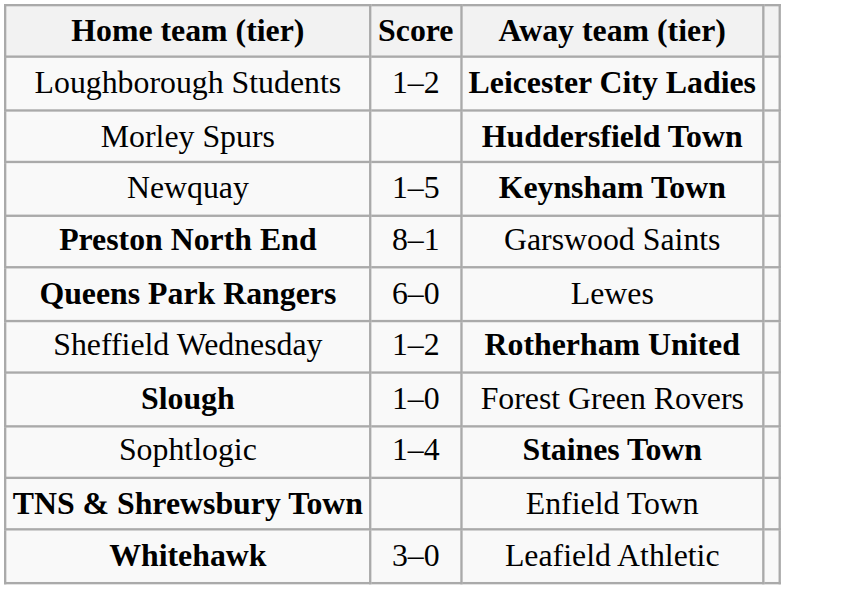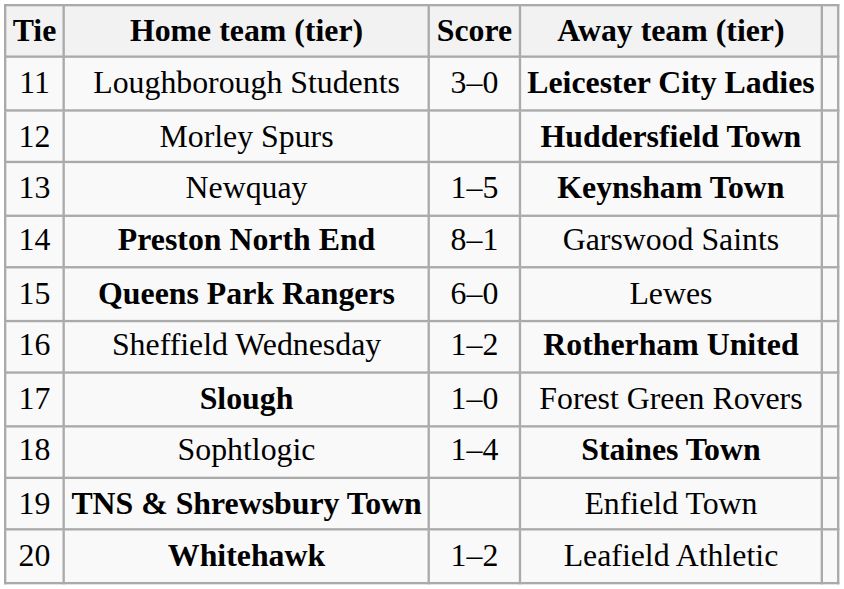+ column: (35, 30)
(416, 82) 1–2 -> (474, 82) 3–0
(416, 555) 3–0 -> (474, 555) 1–2
